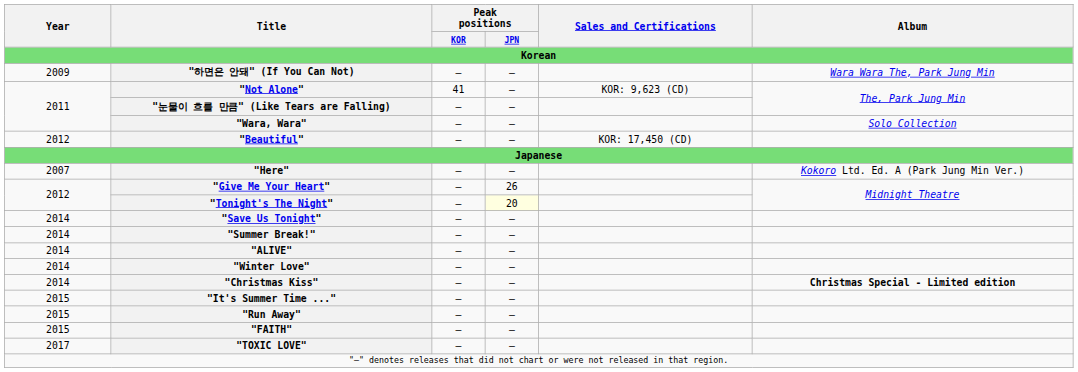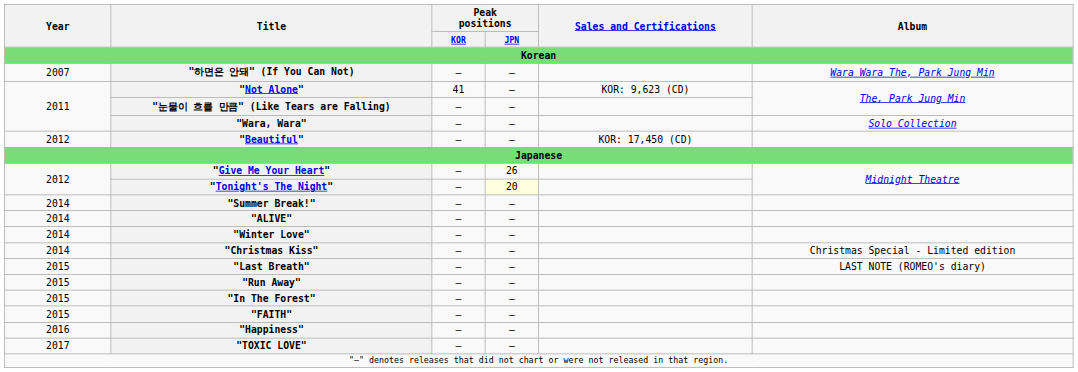(58, 72) 2009 -> (58, 72) 2007
- row: (271, 171)
- row: (271, 219)
(913, 282) bold -> (913, 251) normal
- row: (271, 298)
+ row: (271, 266)
+ row: (271, 298)
+ row: (271, 330)
